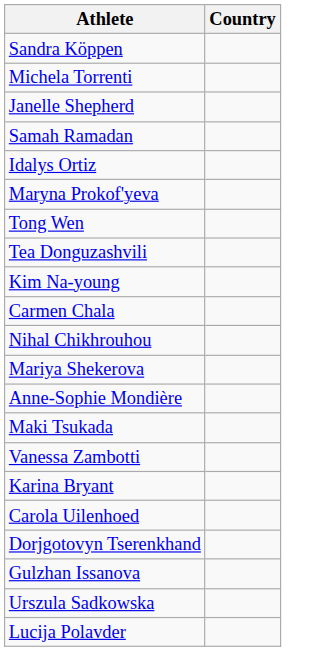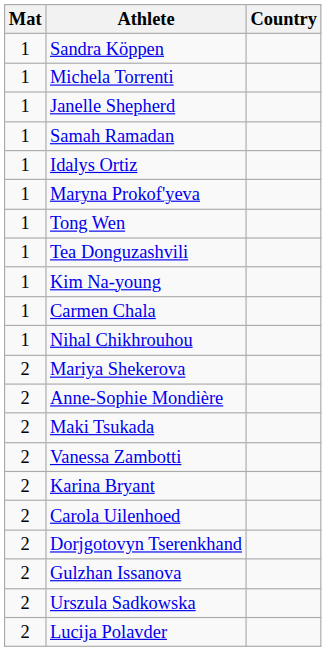+ column: (25, 19)
